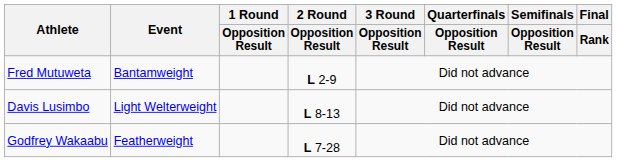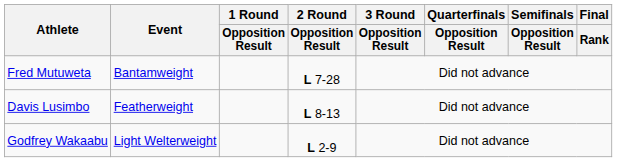(322, 80) L 2-9 -> (322, 80) L 7-28
(165, 107) Light Welterweight -> (153, 107) Featherweight
(153, 141) Featherweight -> (165, 141) Light Welterweight
(322, 148) L 7-28 -> (322, 148) L 2-9
